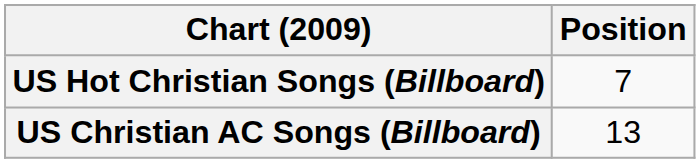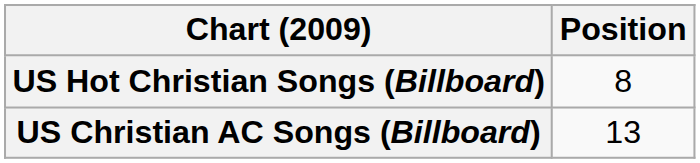(623, 81) 7 -> (623, 81) 8
